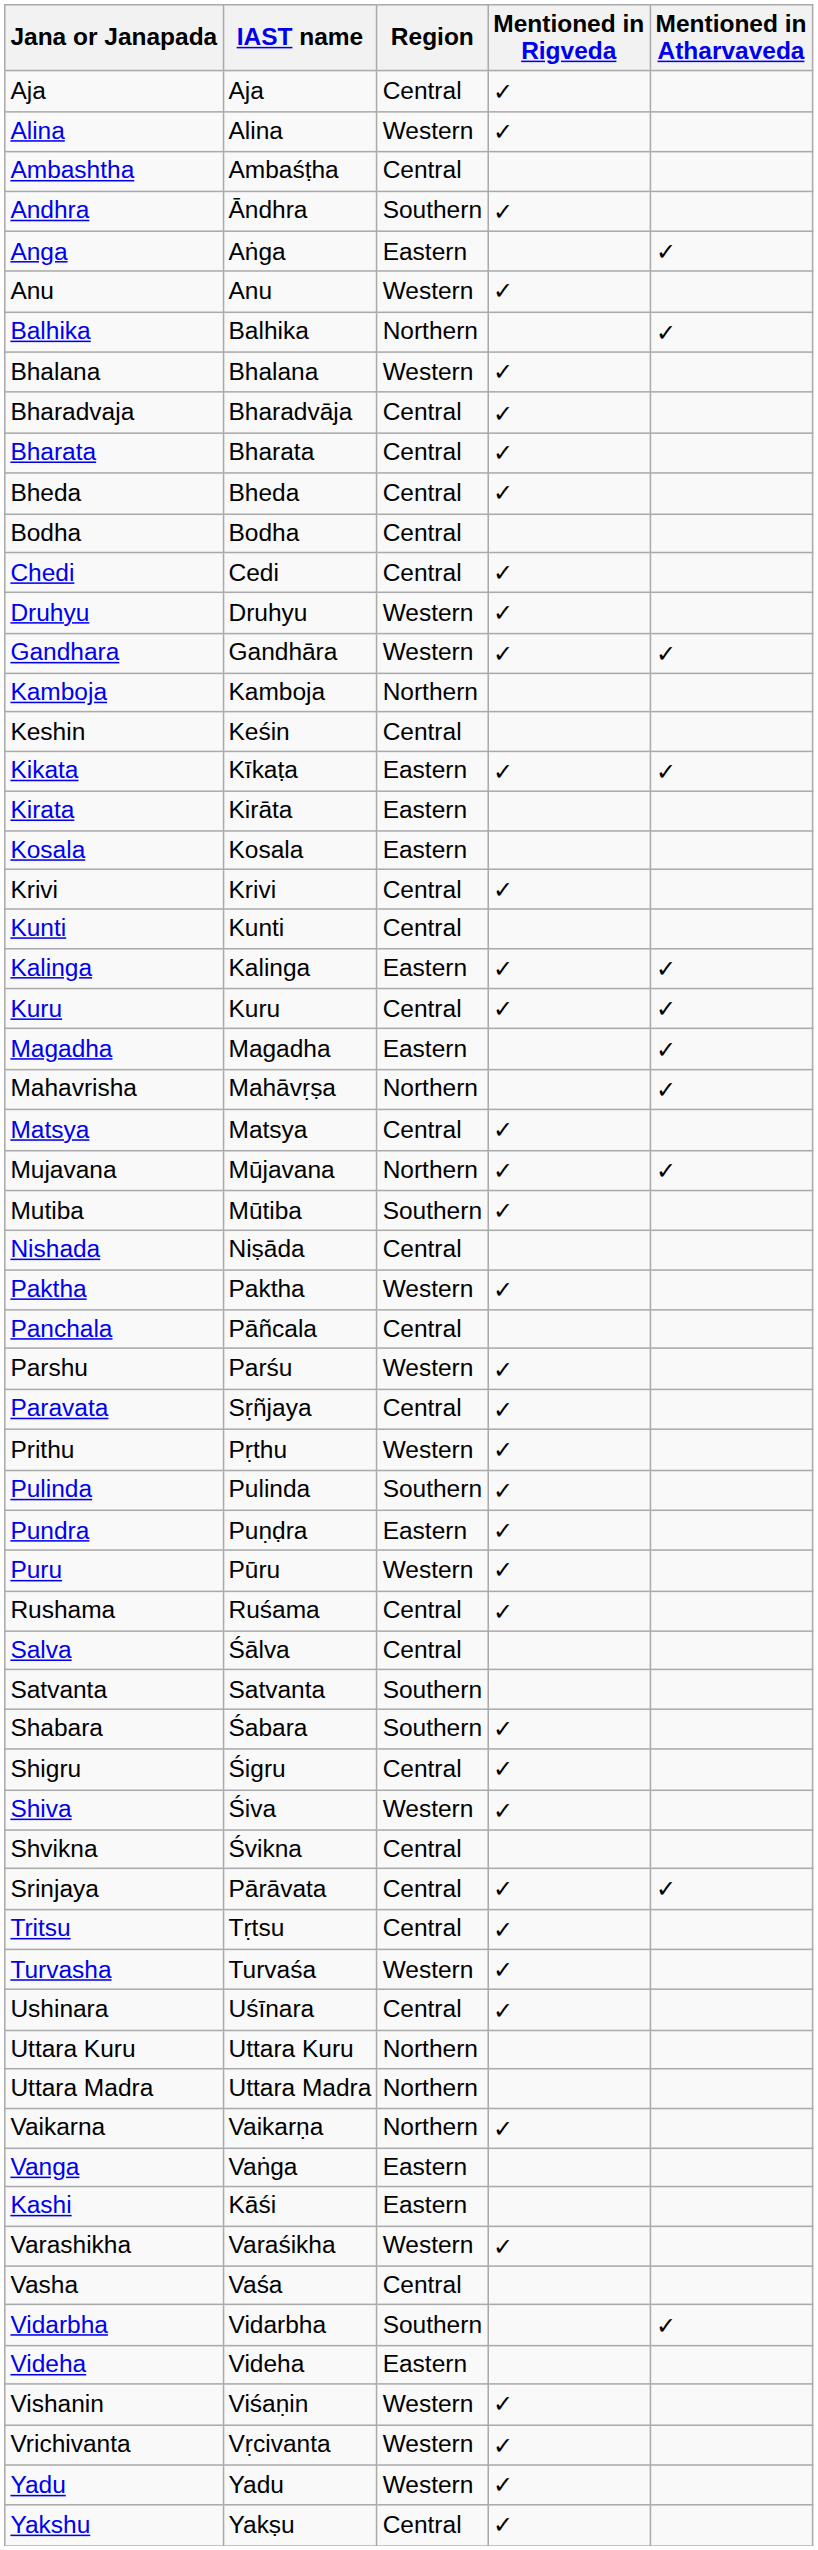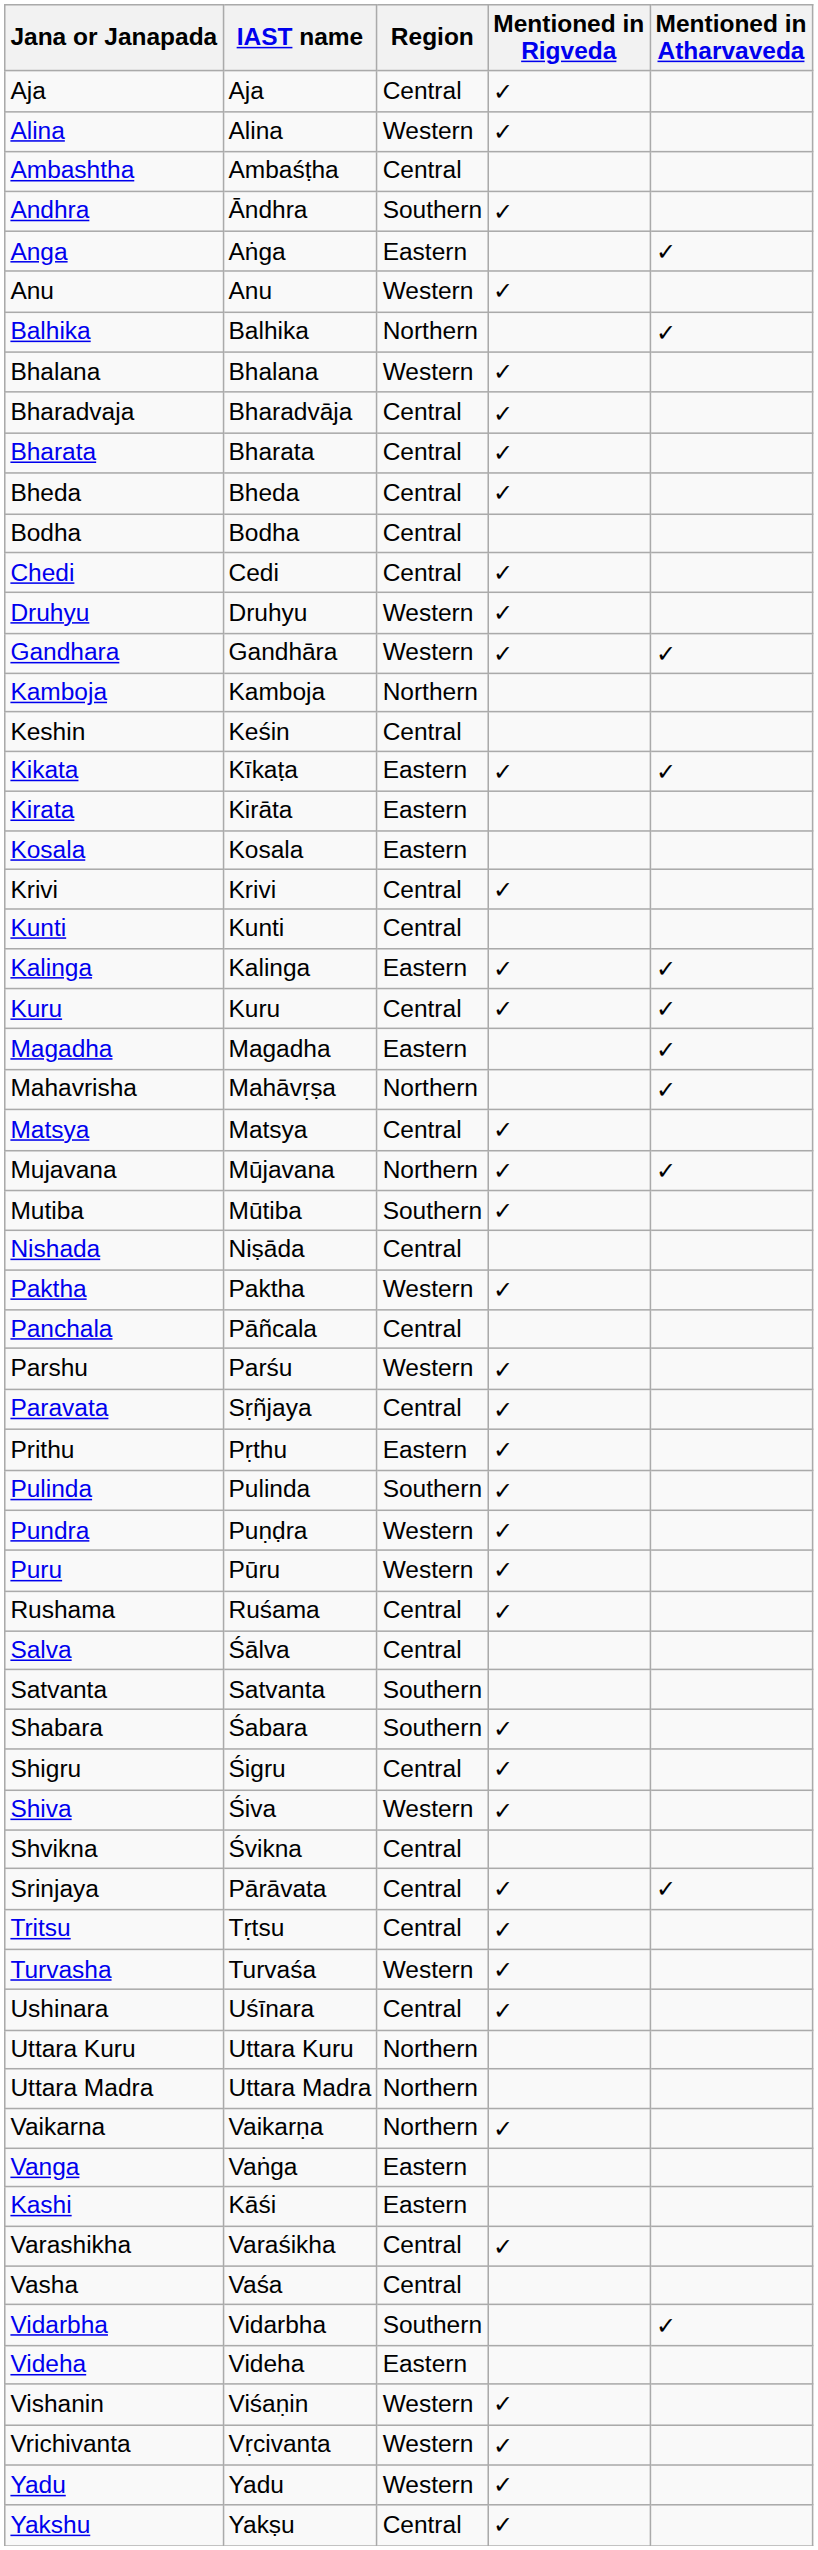(428, 1449) Western -> (425, 1449) Eastern
(425, 1530) Eastern -> (428, 1530) Western
(428, 2245) Western -> (422, 2245) Central
